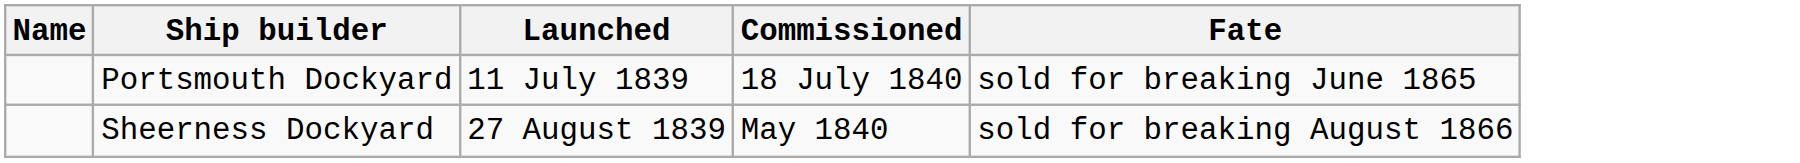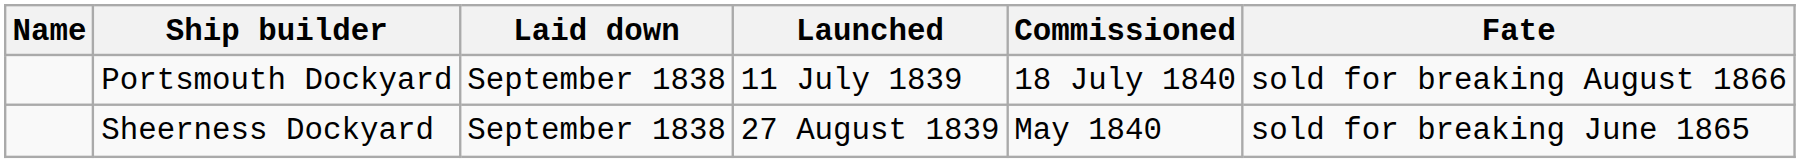+ column: (597, 30)
(1227, 81) sold for breaking June 1865 -> (1519, 81) sold for breaking August 1866
(1245, 131) sold for breaking August 1866 -> (1500, 131) sold for breaking June 1865
